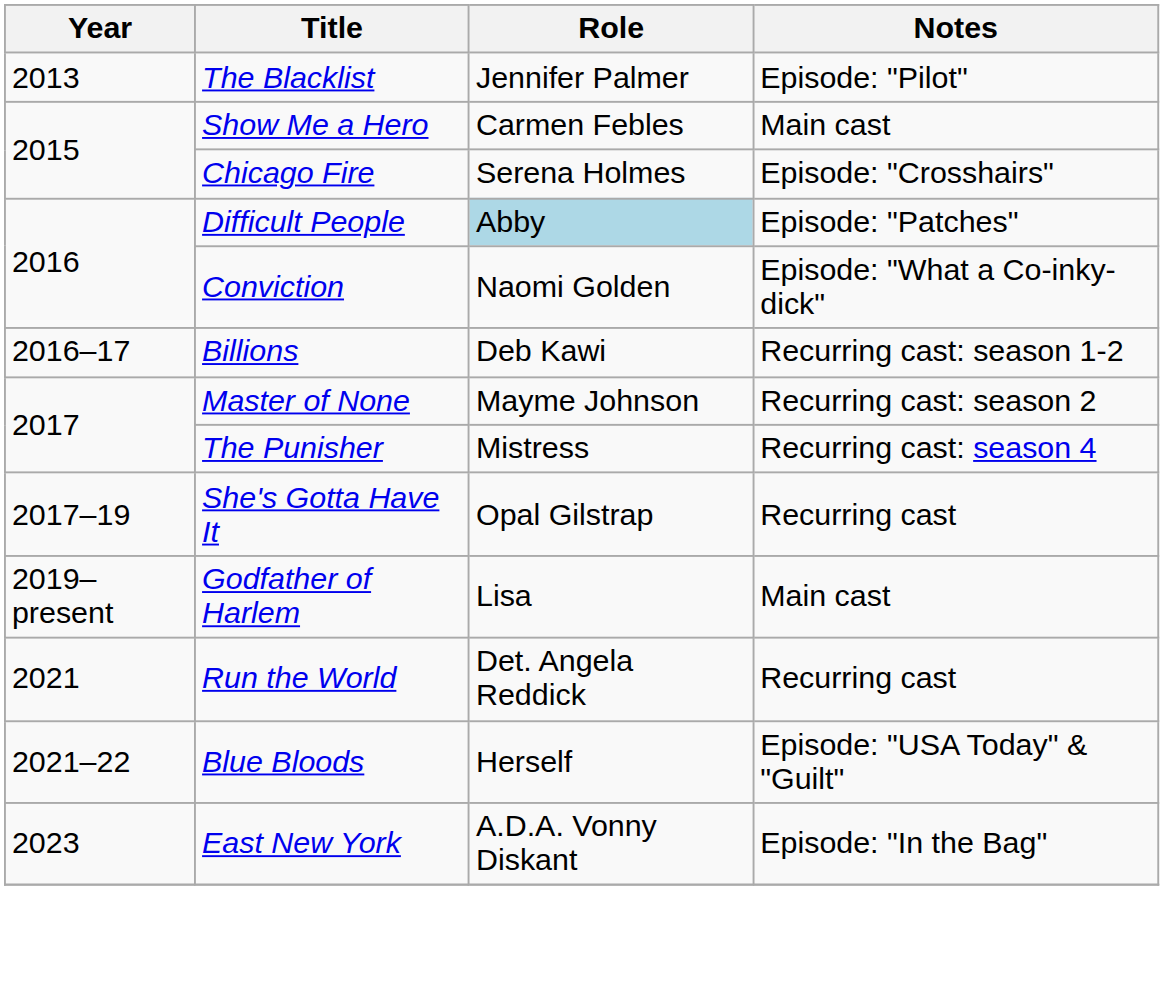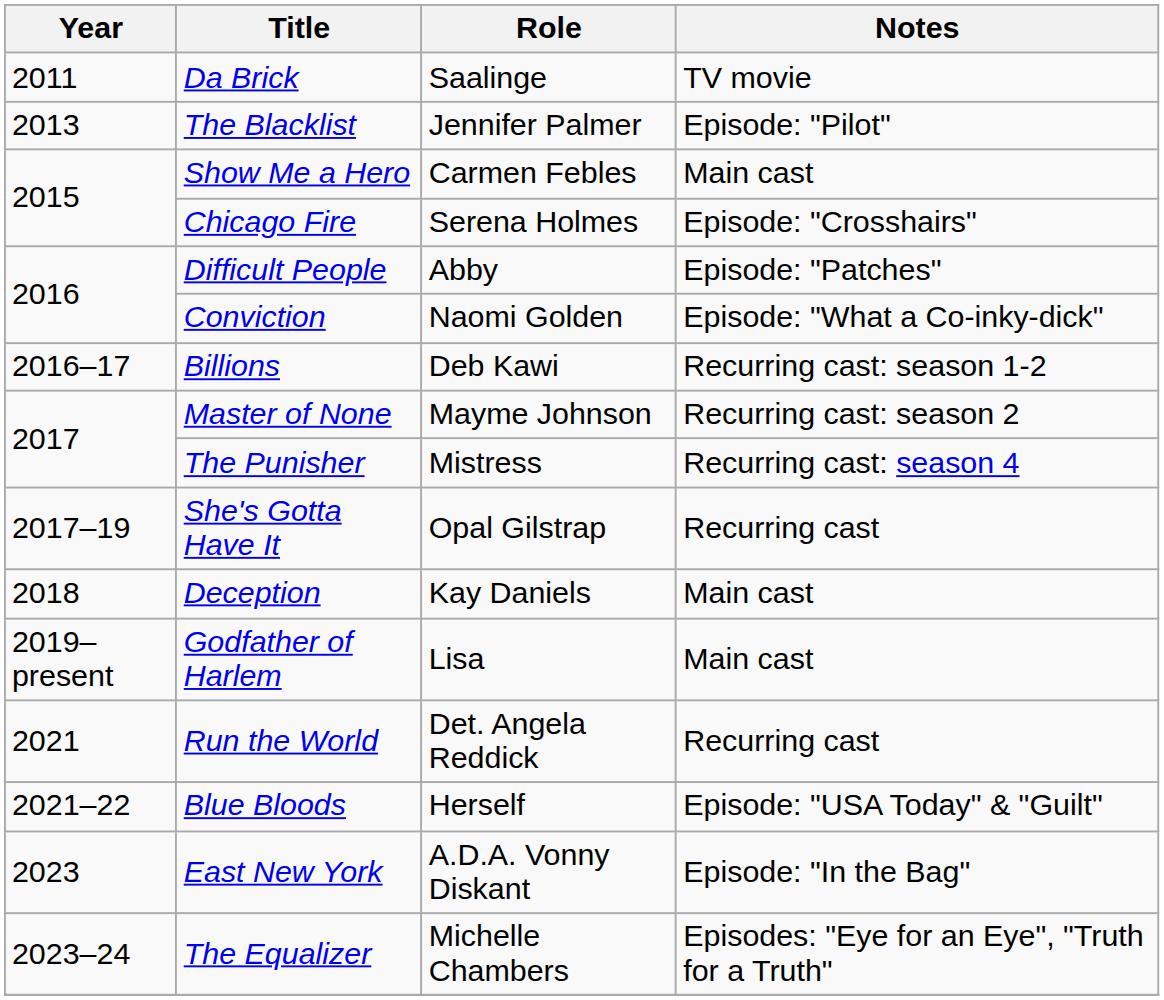+ row: (241, 76)
(511, 221) lightblue background -> (463, 269) no background
+ row: (252, 593)
+ row: (278, 953)
